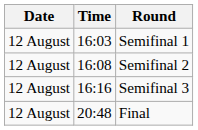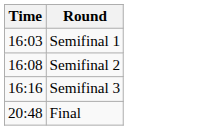- column: (39, 16)
